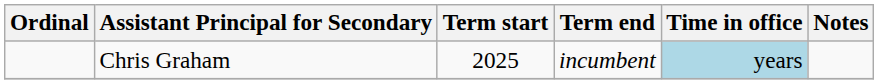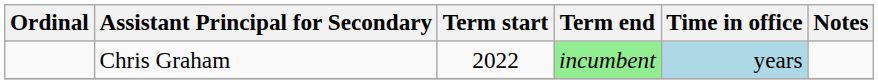(496, 59) 2025 -> (496, 59) 2022
(607, 59) no background -> (607, 59) lightgreen background
